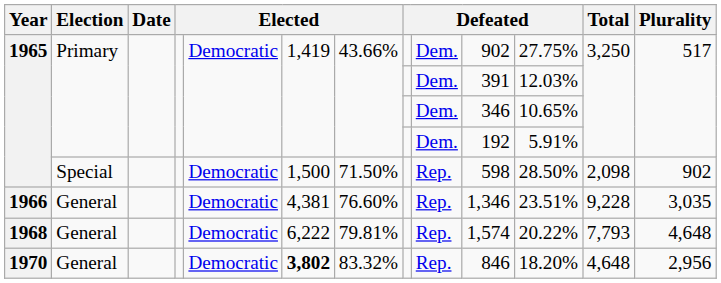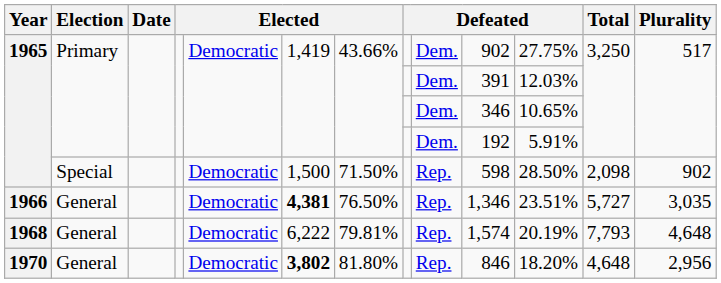(308, 202) normal -> (308, 202) bold
(368, 202) 76.60% -> (368, 202) 76.50%
(608, 202) 9,228 -> (608, 202) 5,727
(548, 232) 20.22% -> (548, 232) 20.19%
(368, 263) 83.32% -> (368, 263) 81.80%
